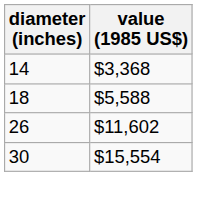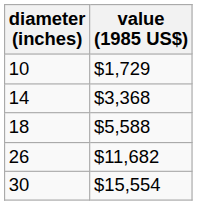+ row: (19, 68)
(127, 127) $11,602 -> (127, 156) $11,682
